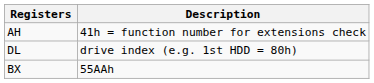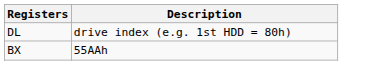- row: (14, 32)
